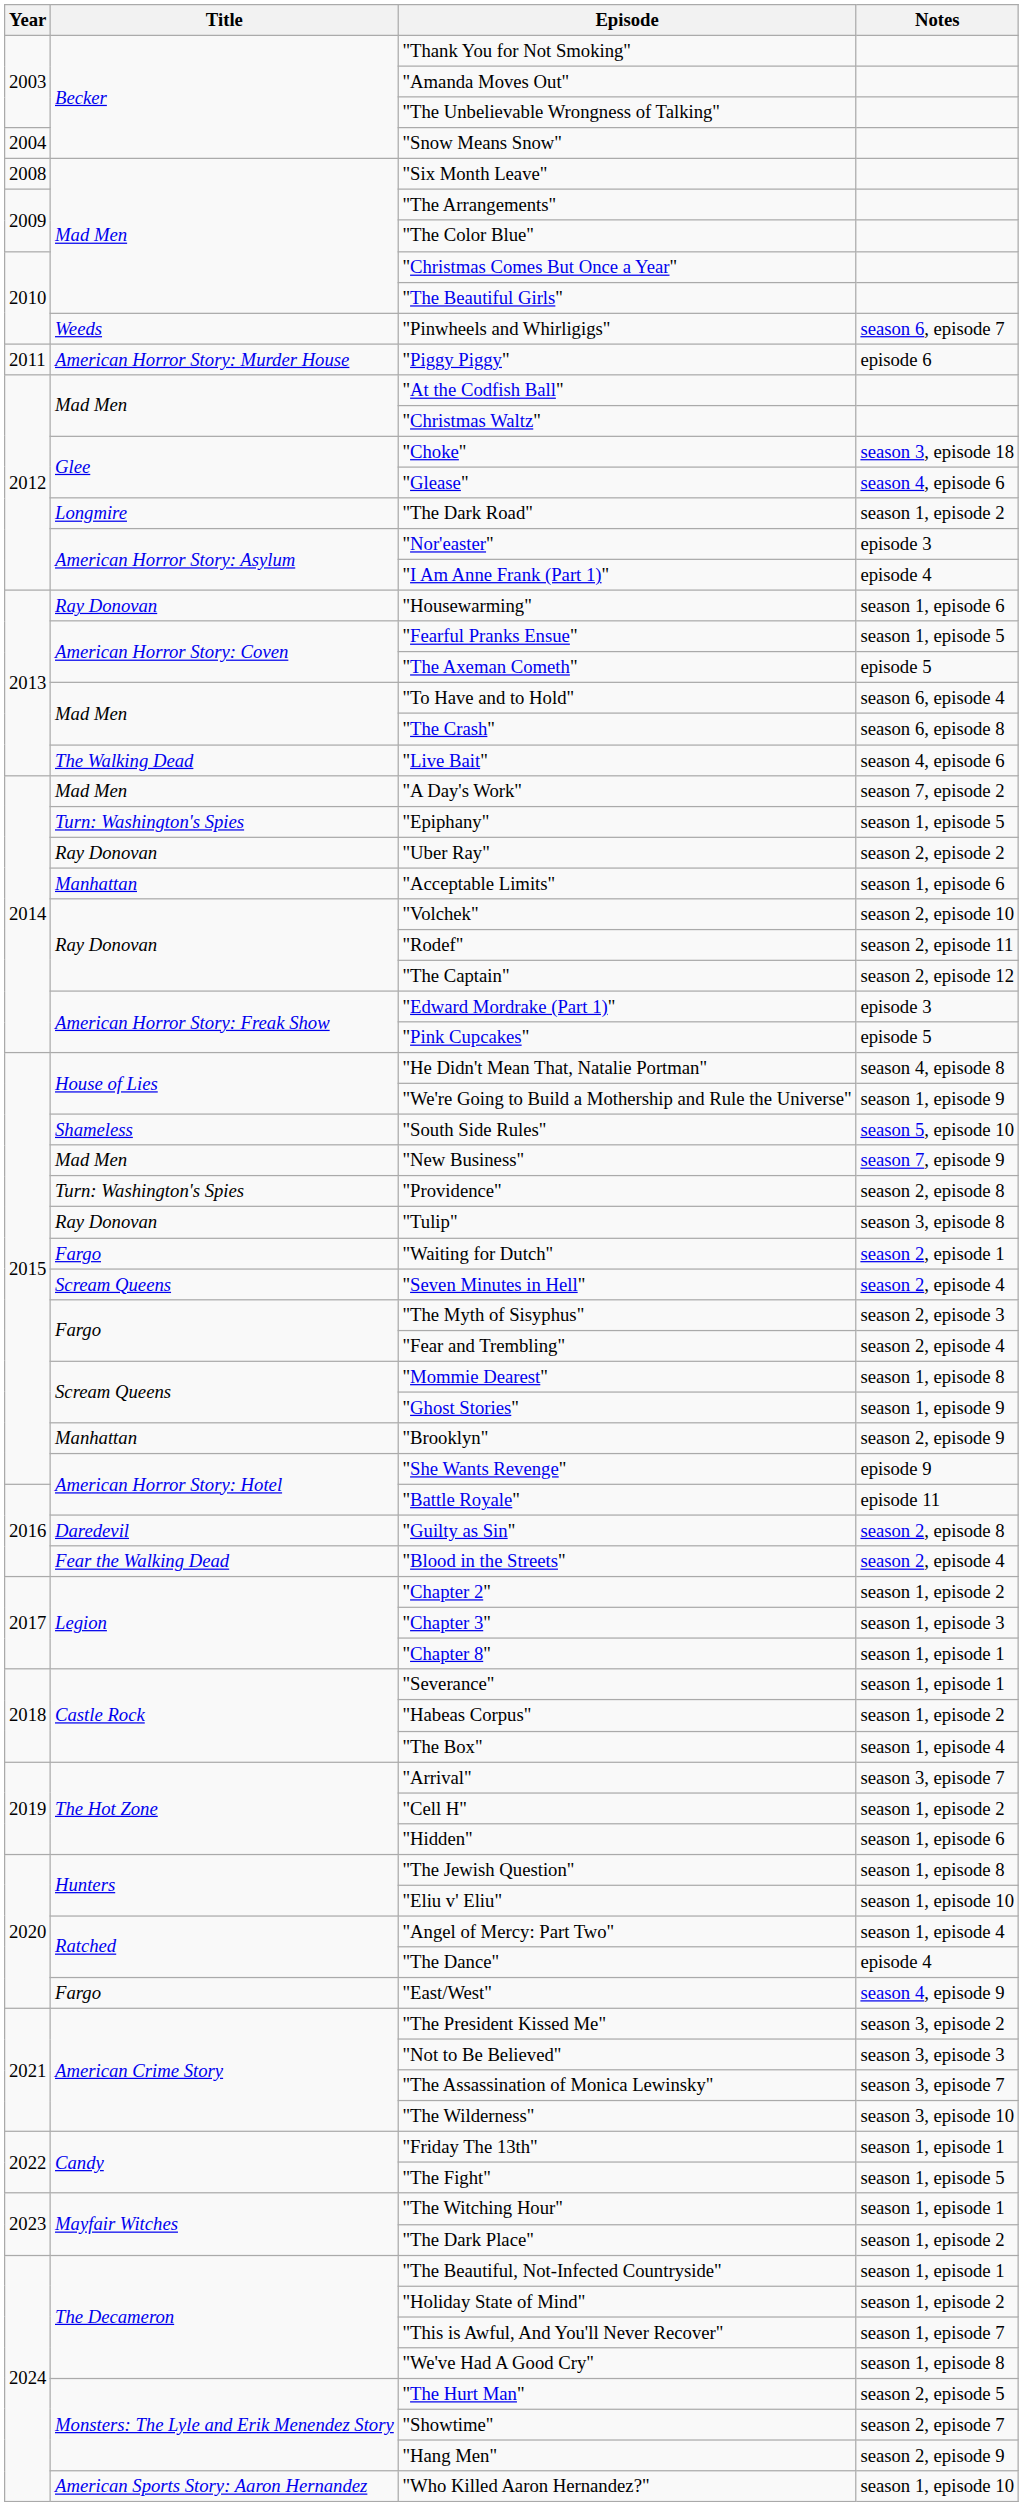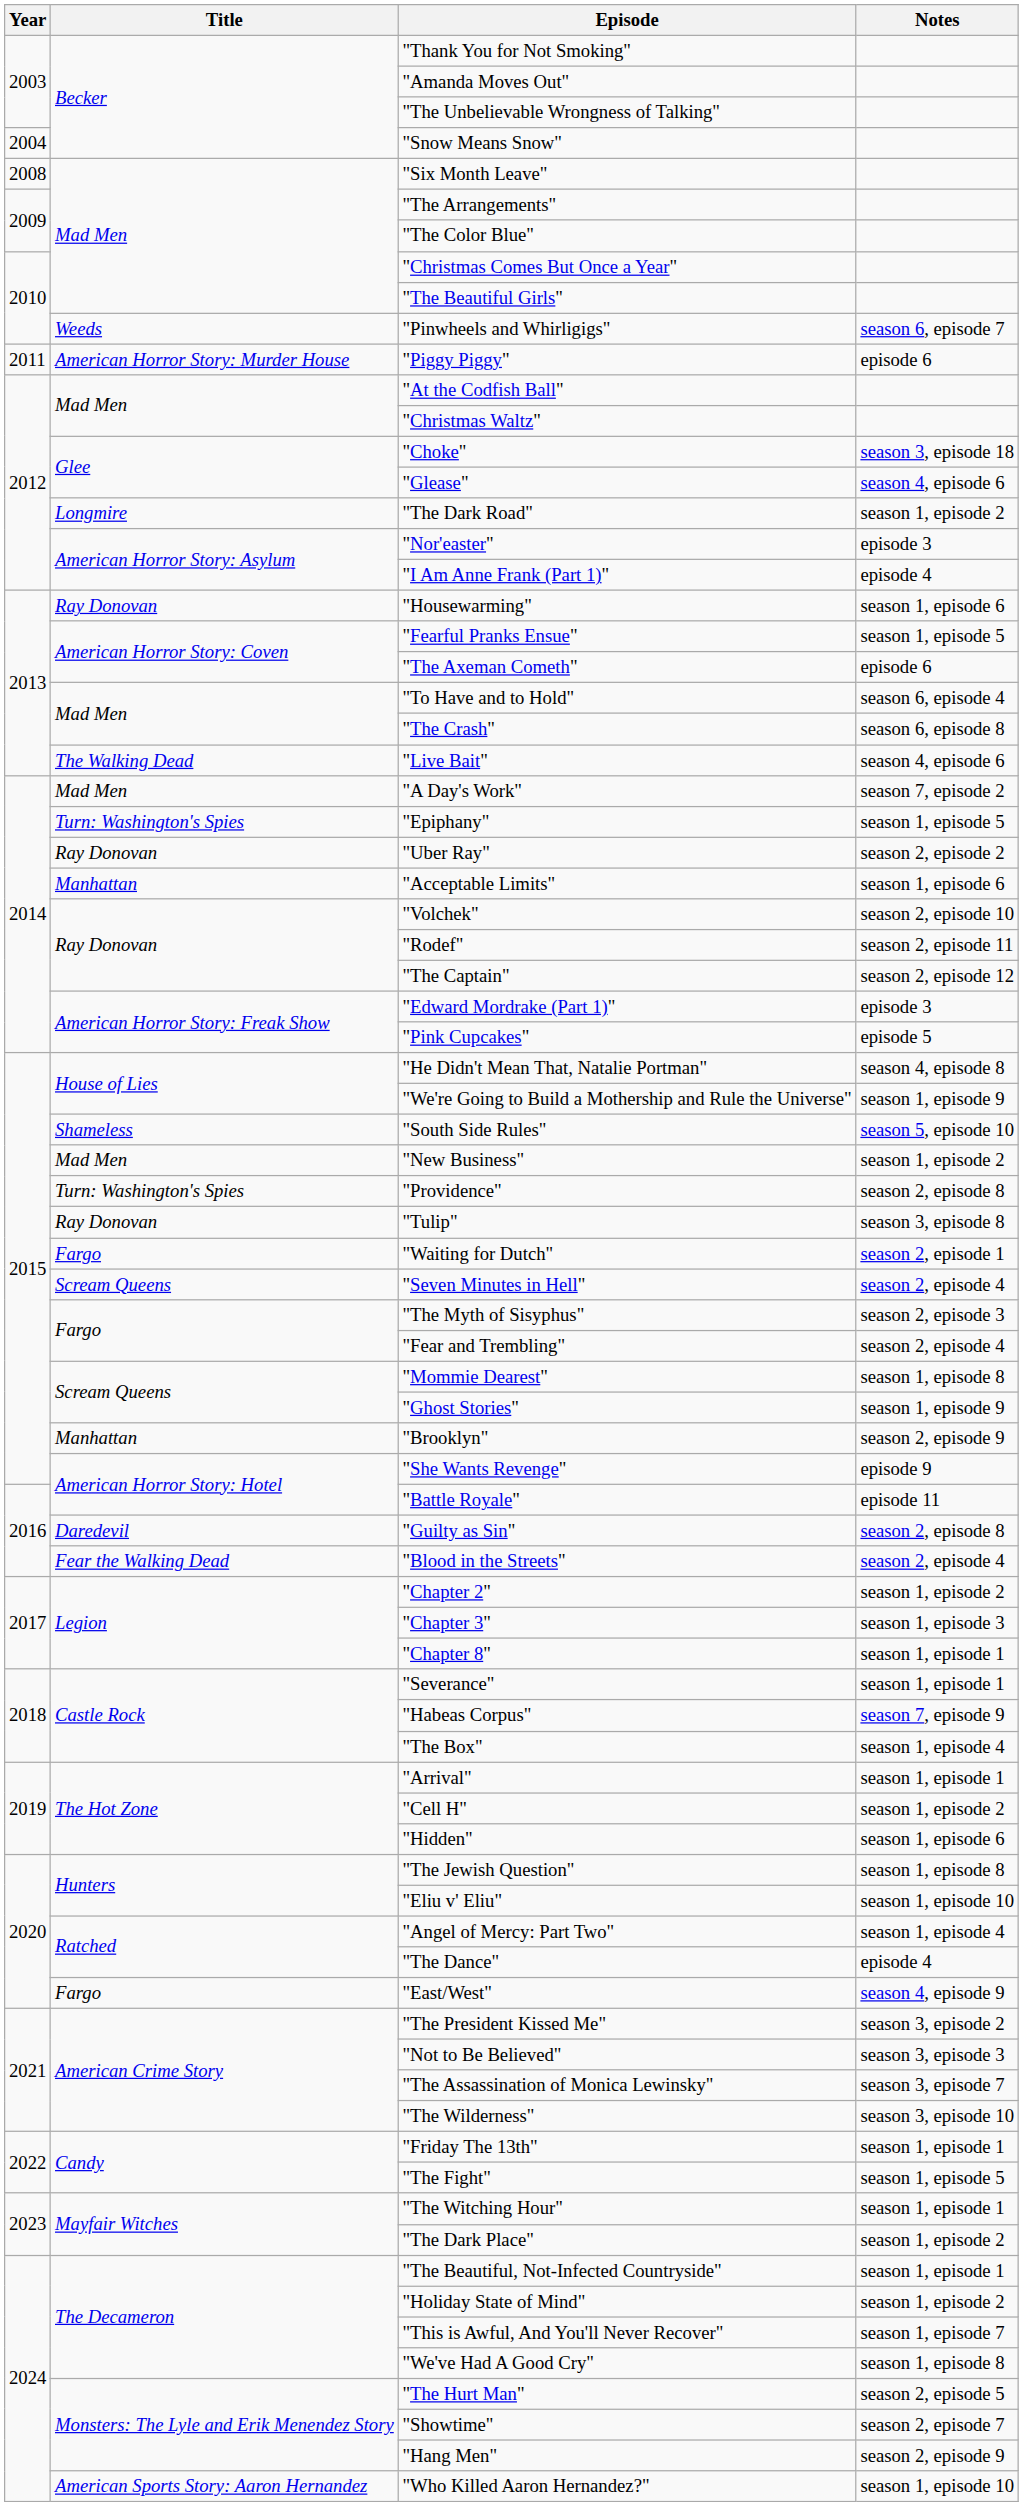(896, 667) episode 5 -> (896, 667) episode 6
(933, 1160) season 7, episode 9 -> (933, 1160) season 1, episode 2
(933, 1715) season 1, episode 2 -> (933, 1715) season 7, episode 9
(933, 1777) season 3, episode 7 -> (933, 1777) season 1, episode 1
